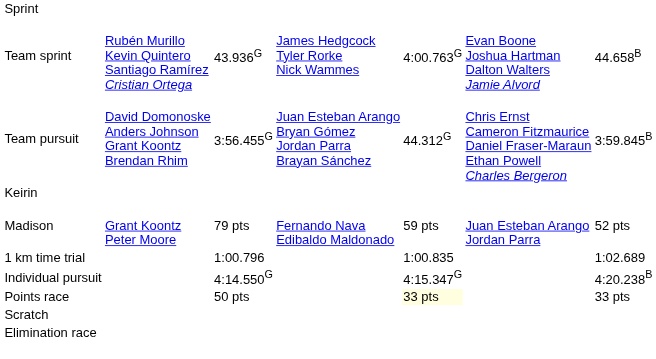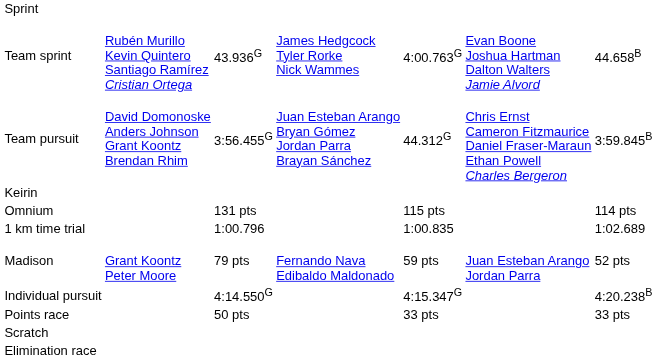+ row: (29, 211)
rows swapped: (29, 225) <-> (45, 258)
(421, 297) lightyellow background -> (421, 315) no background
